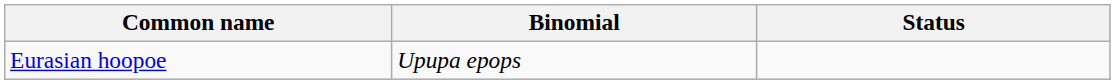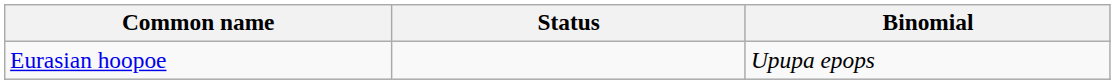columns swapped: (574, 23) <-> (934, 23)
